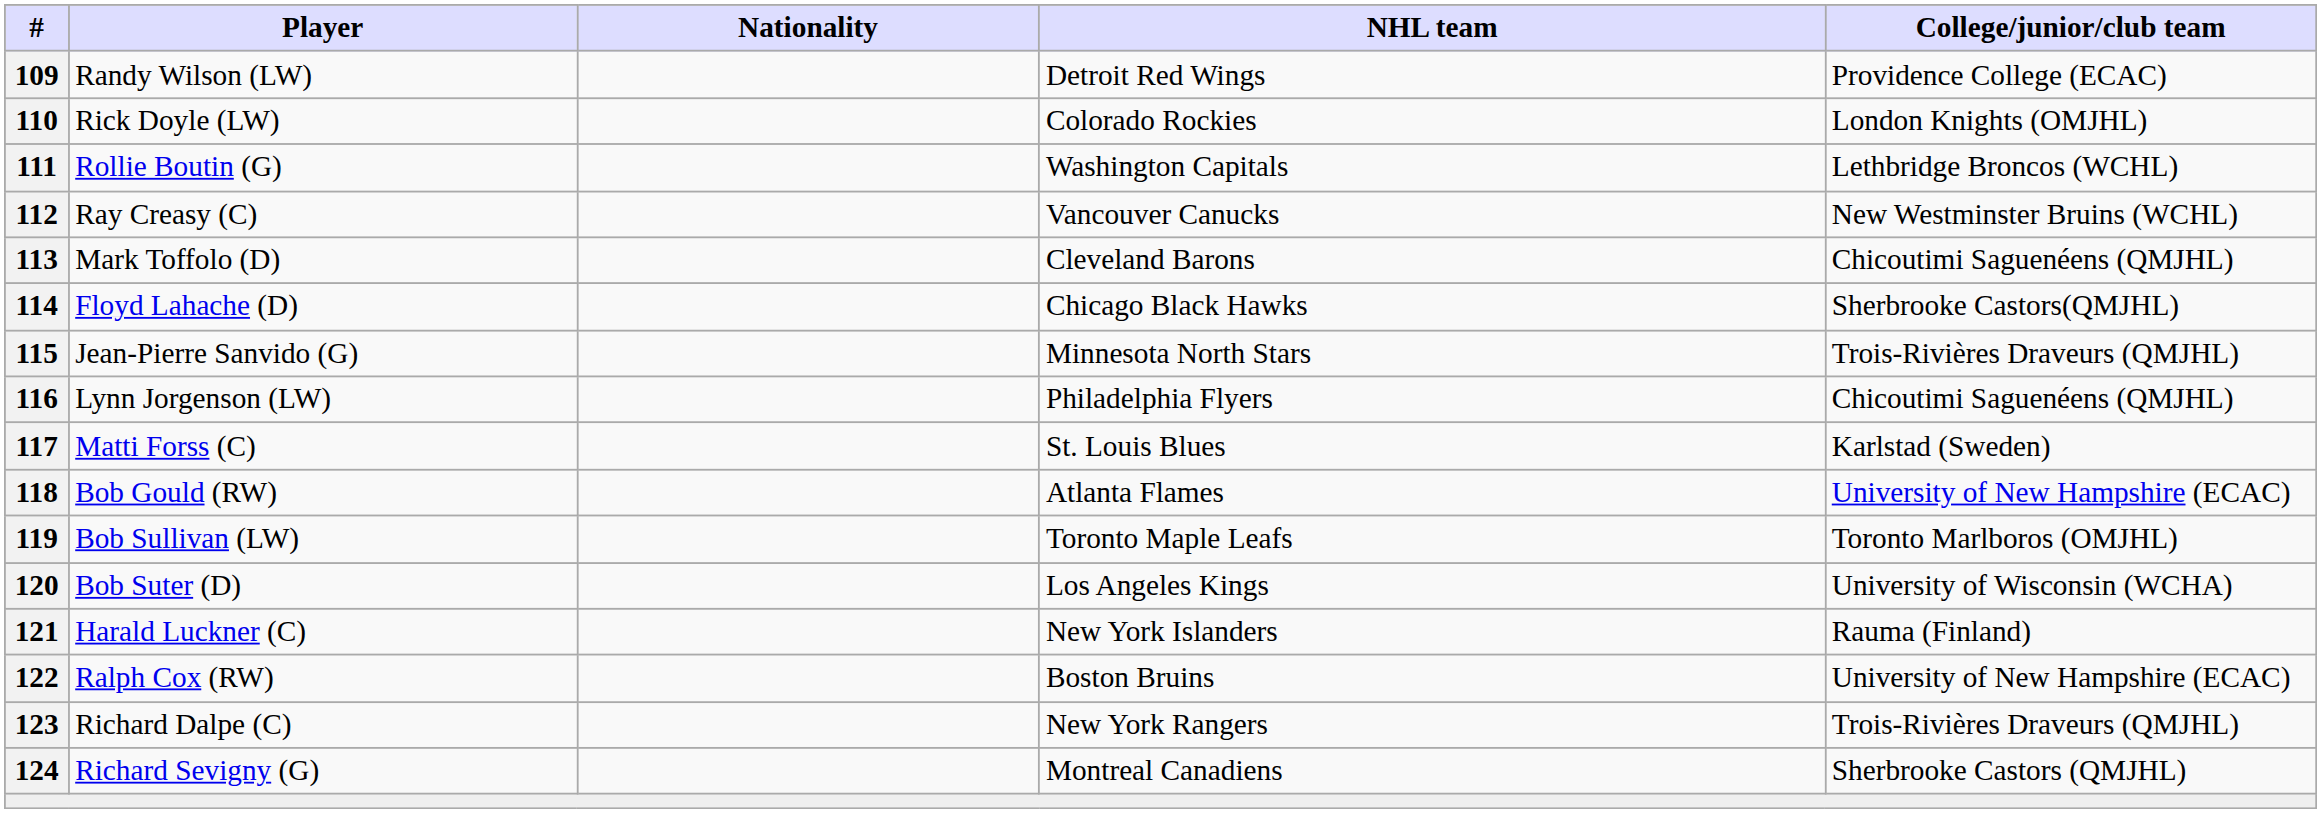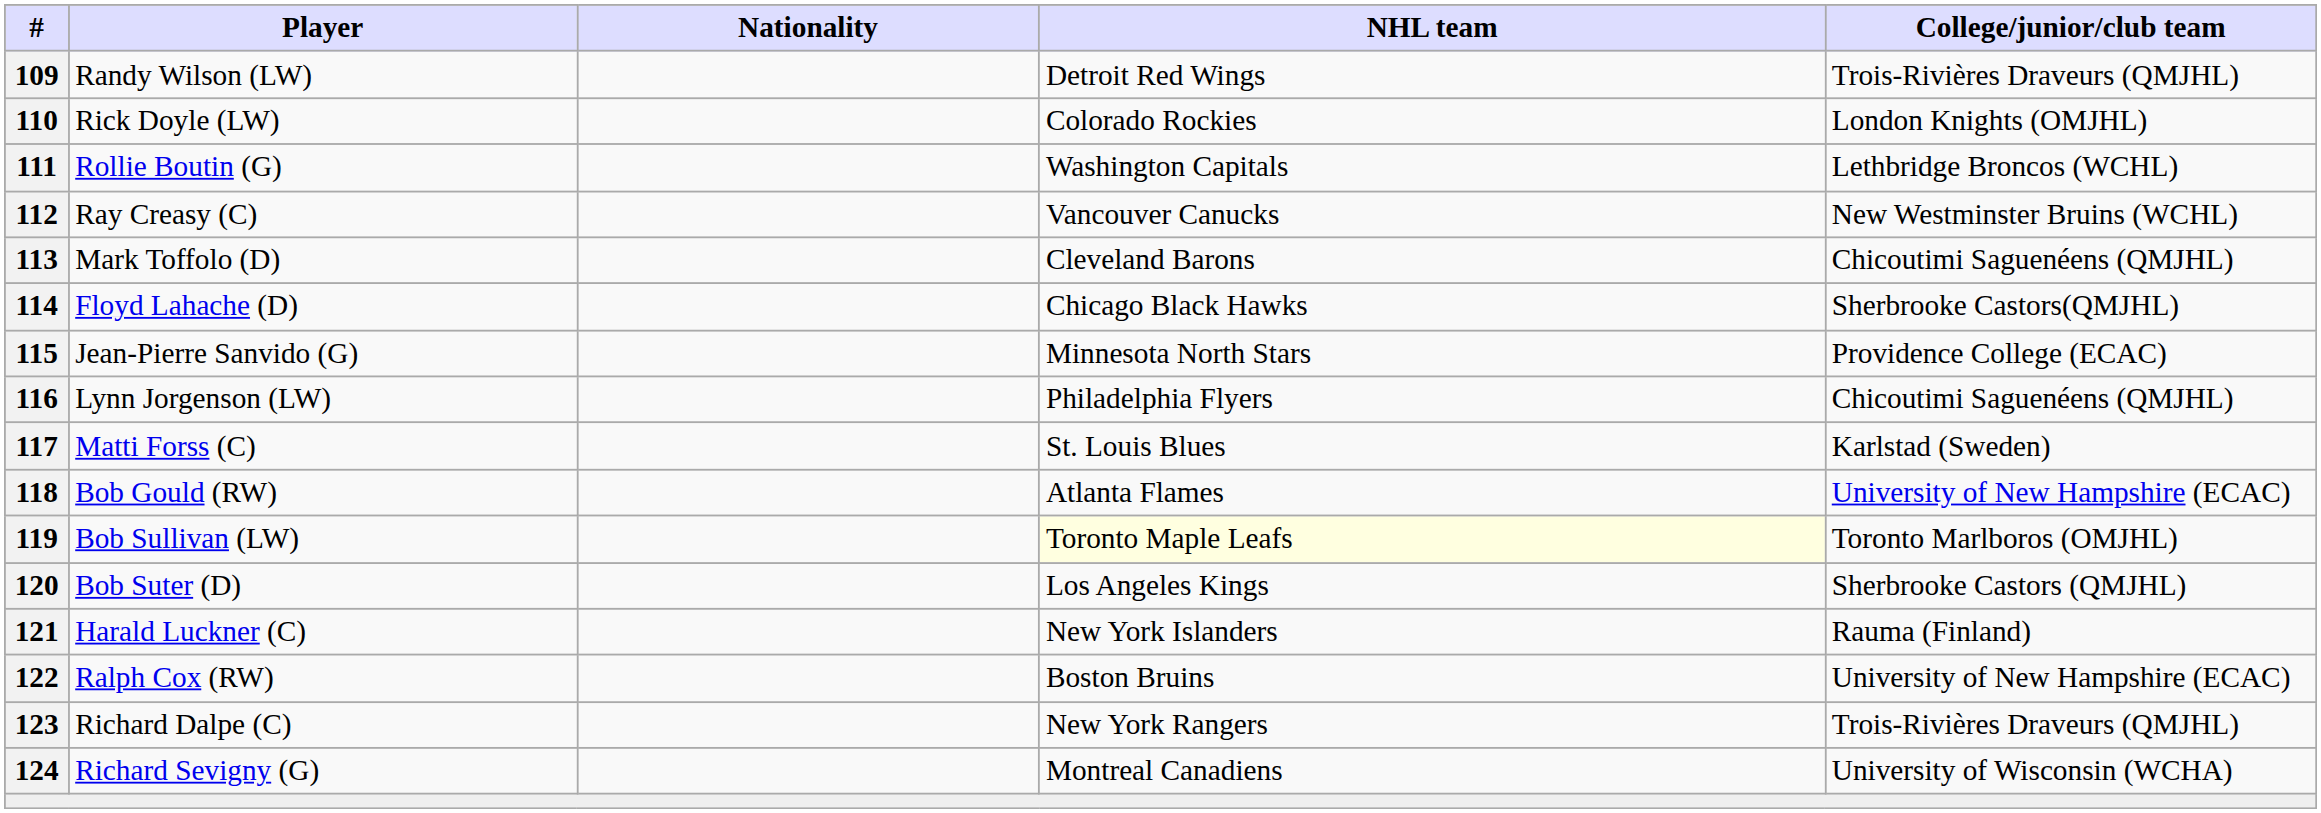(1999, 74) Providence College (ECAC) -> (2035, 74) Trois-Rivières Draveurs (QMJHL)
(2035, 352) Trois-Rivières Draveurs (QMJHL) -> (1999, 352) Providence College (ECAC)
(1169, 538) no background -> (1169, 538) lightyellow background
(2032, 584) University of Wisconsin (WCHA) -> (2009, 584) Sherbrooke Castors (QMJHL)
(2009, 770) Sherbrooke Castors (QMJHL) -> (2032, 770) University of Wisconsin (WCHA)
